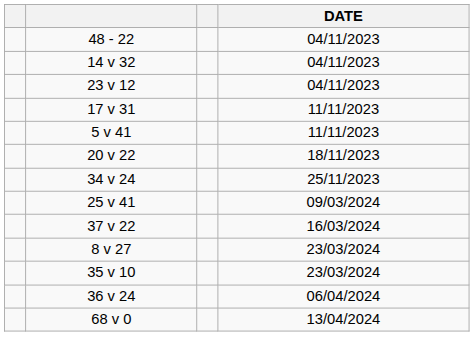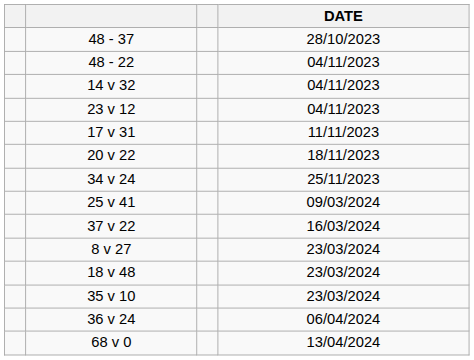+ row: (111, 39)
- row: (111, 132)
+ row: (111, 272)
